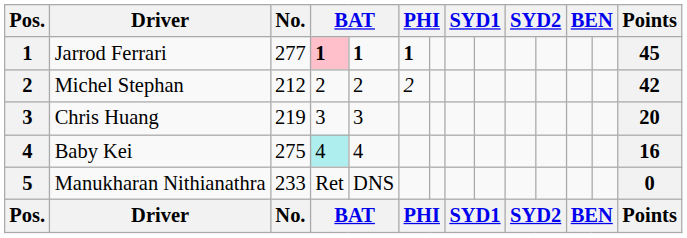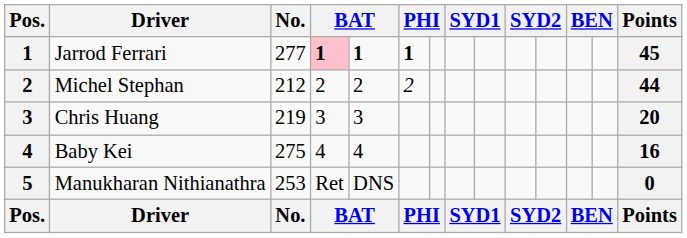(650, 85) 42 -> (650, 85) 44
(320, 150) paleturquoise background -> (320, 150) no background
(290, 183) 233 -> (290, 183) 253
